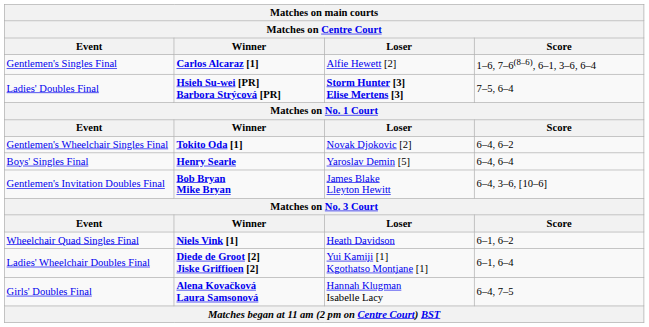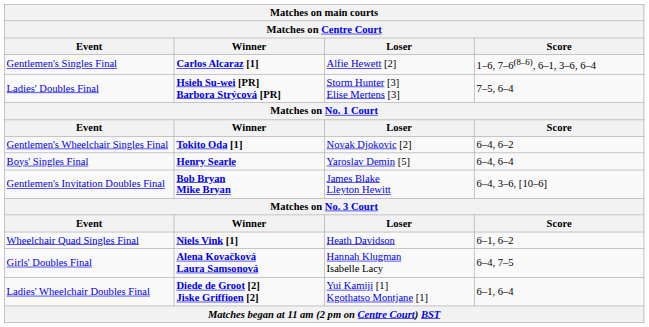(366, 88) bold -> (363, 88) normal
rows swapped: (78, 263) <-> (49, 291)
